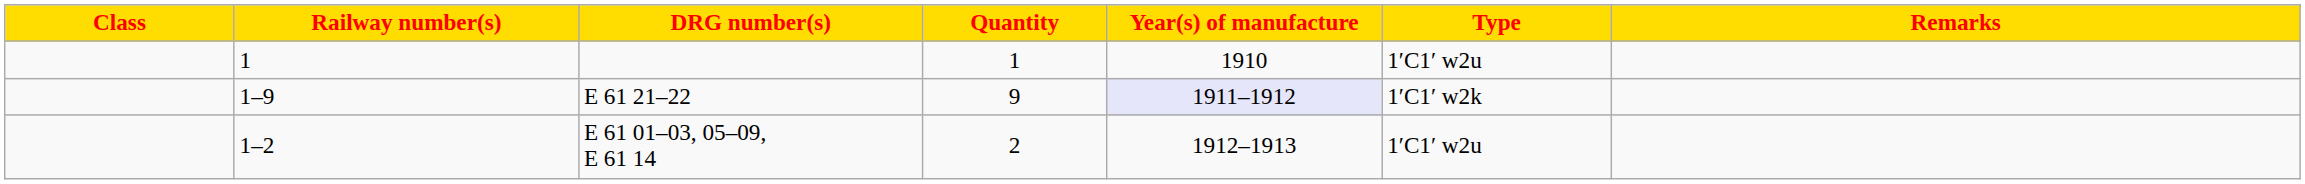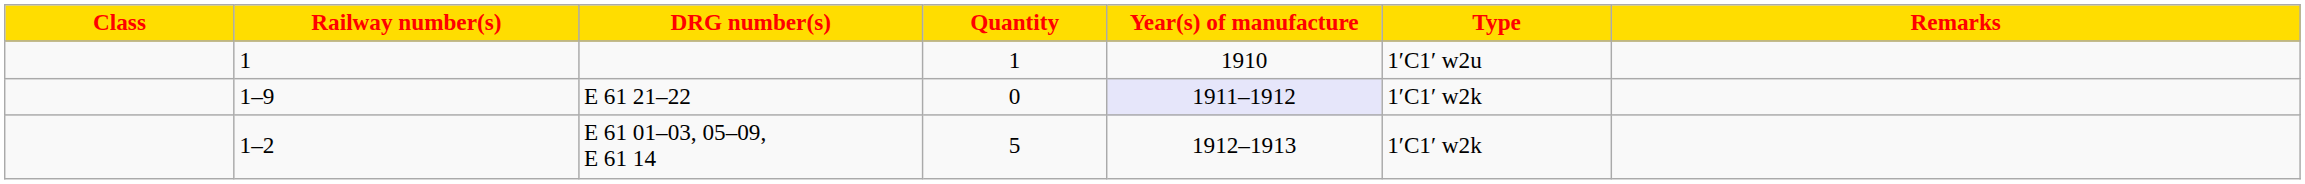(1015, 96) 9 -> (1015, 96) 0
(1015, 146) 2 -> (1015, 146) 5
(1435, 146) 1′C1′ w2u -> (1435, 146) 1′C1′ w2k
